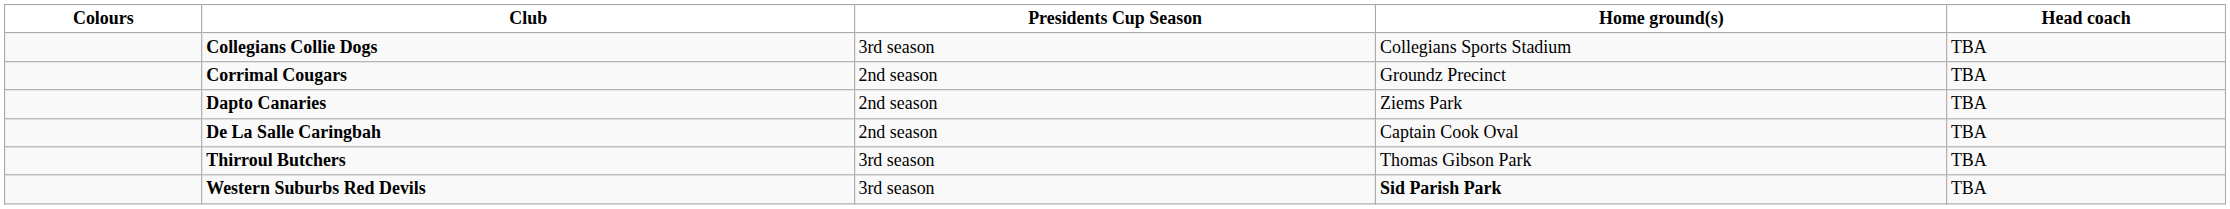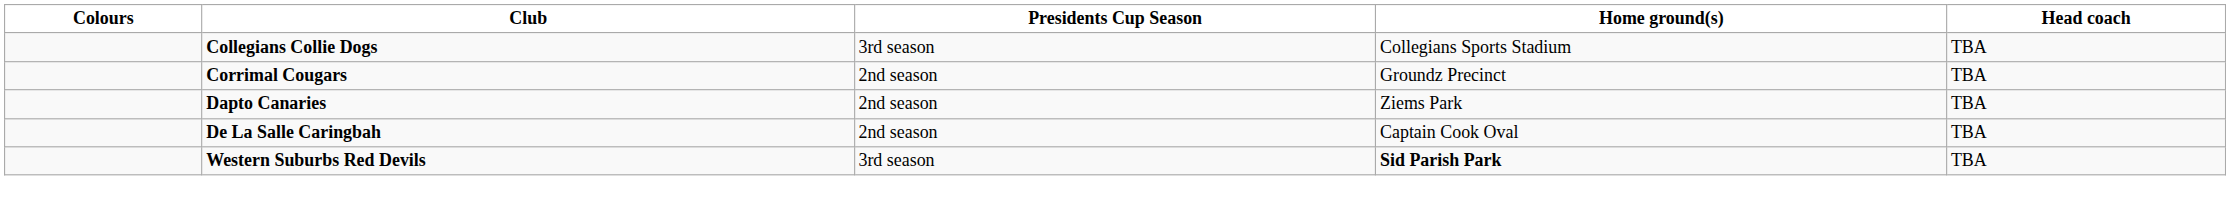- row: (276, 160)
